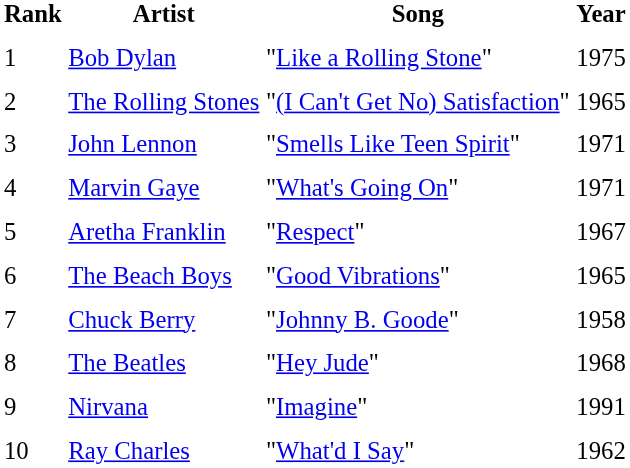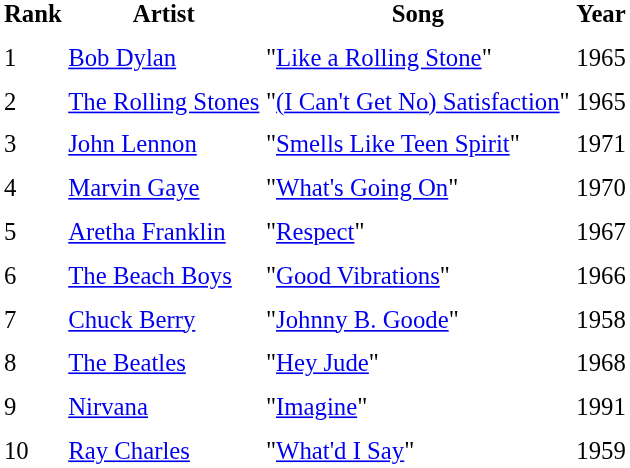(601, 57) 1975 -> (601, 57) 1965
(601, 188) 1971 -> (601, 188) 1970
(601, 275) 1965 -> (601, 275) 1966
(601, 450) 1962 -> (601, 450) 1959
